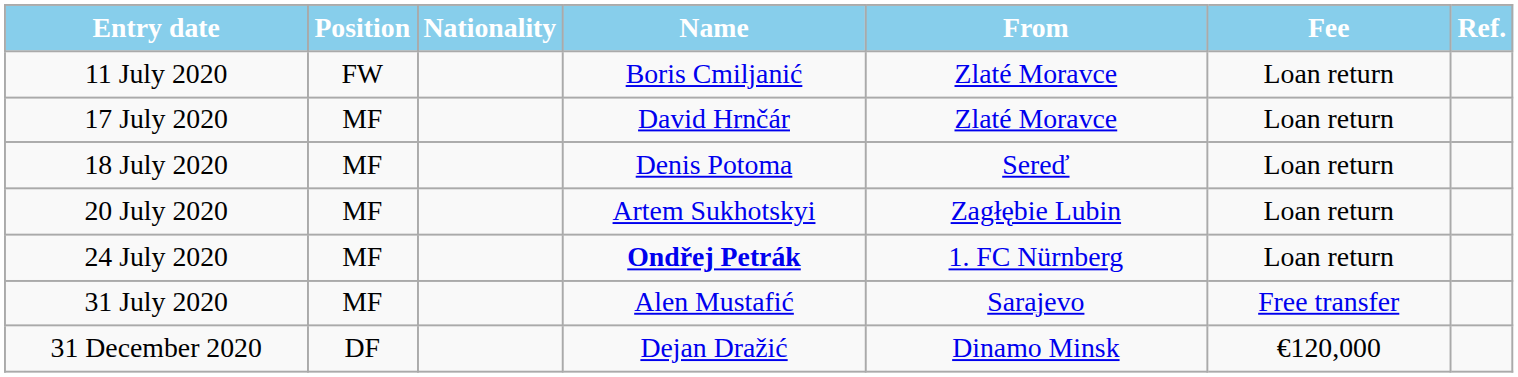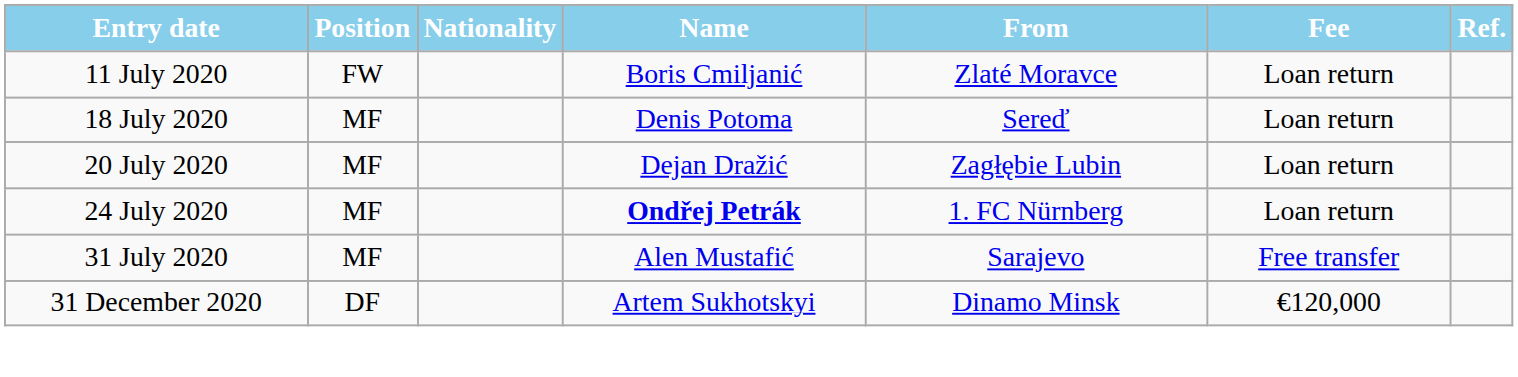- row: (156, 119)
(714, 211) Artem Sukhotskyi -> (714, 165) Dejan Dražić
(714, 348) Dejan Dražić -> (714, 302) Artem Sukhotskyi
